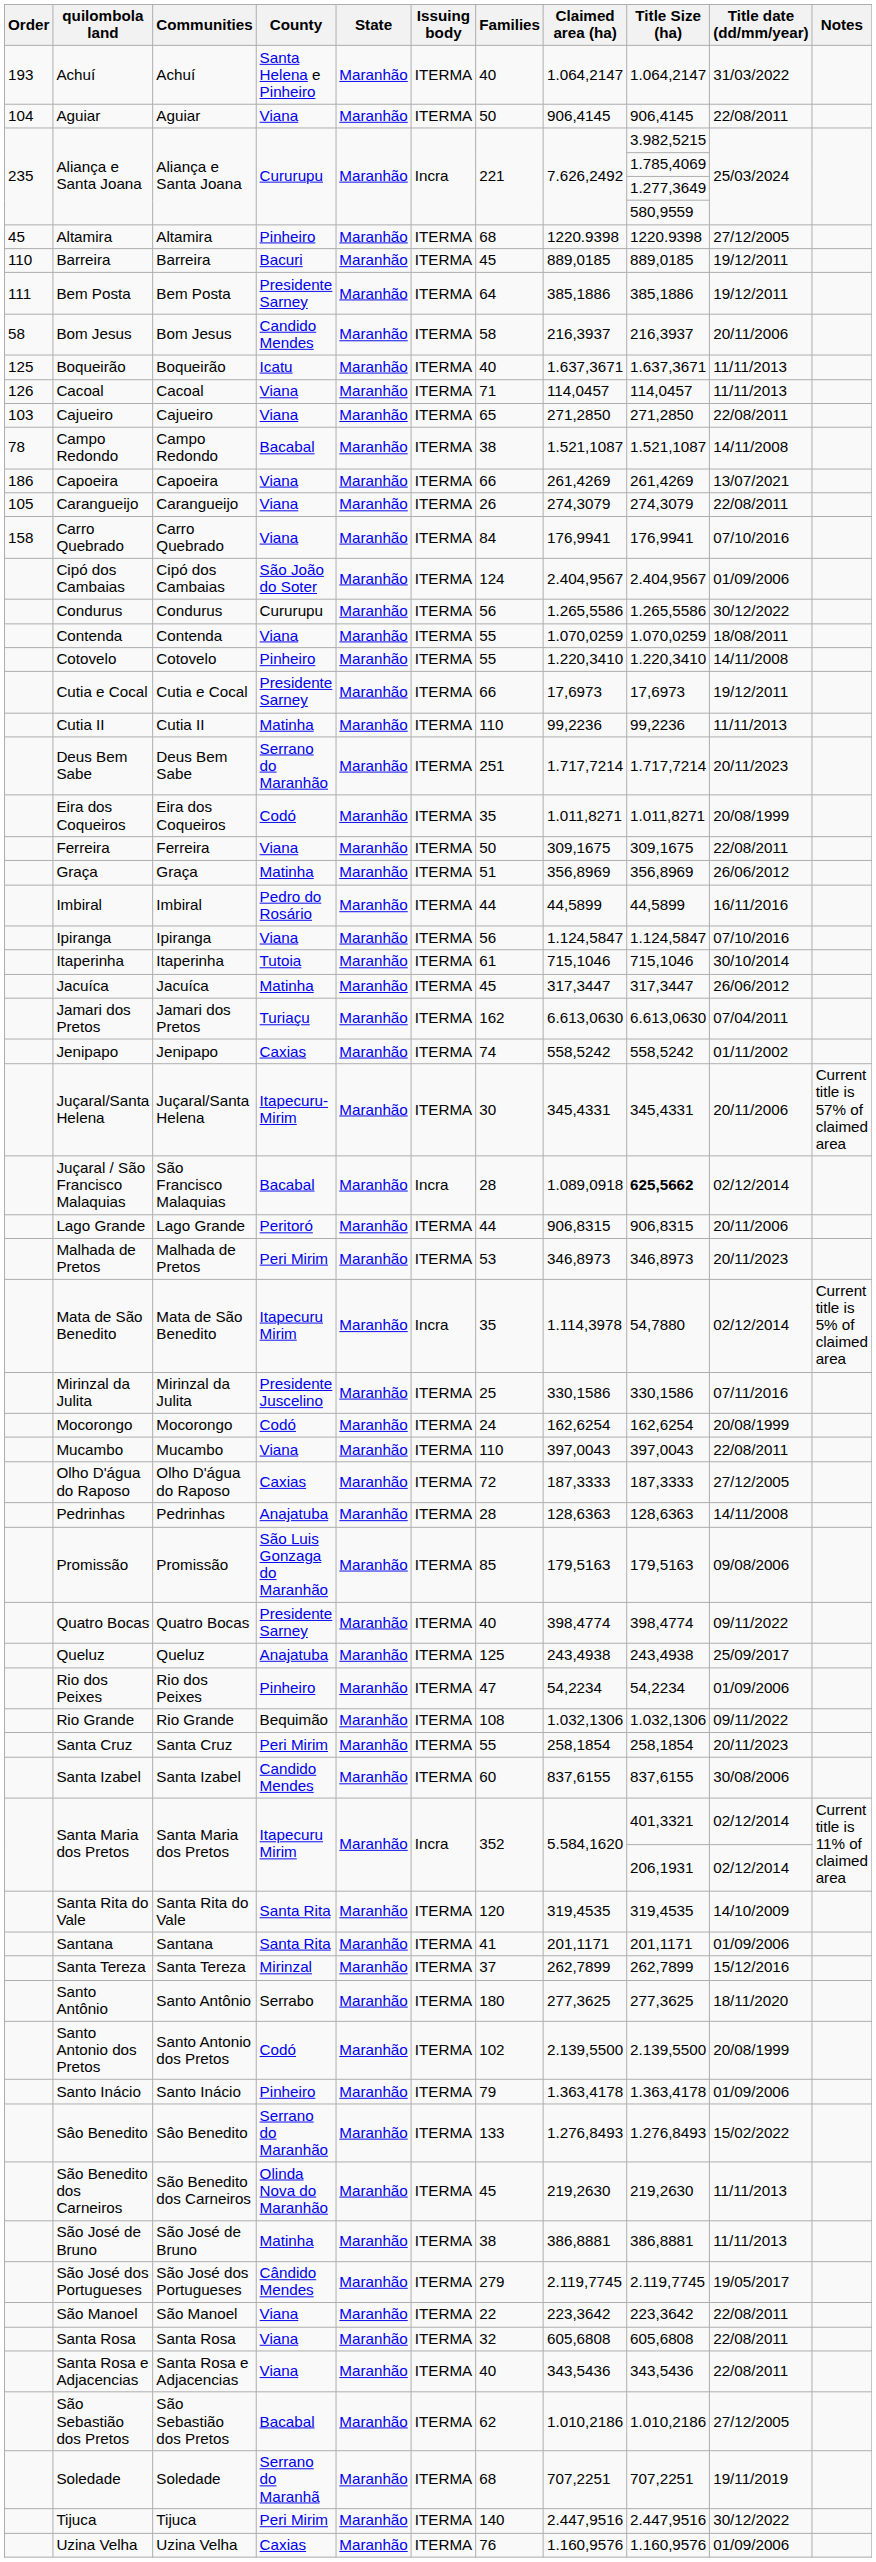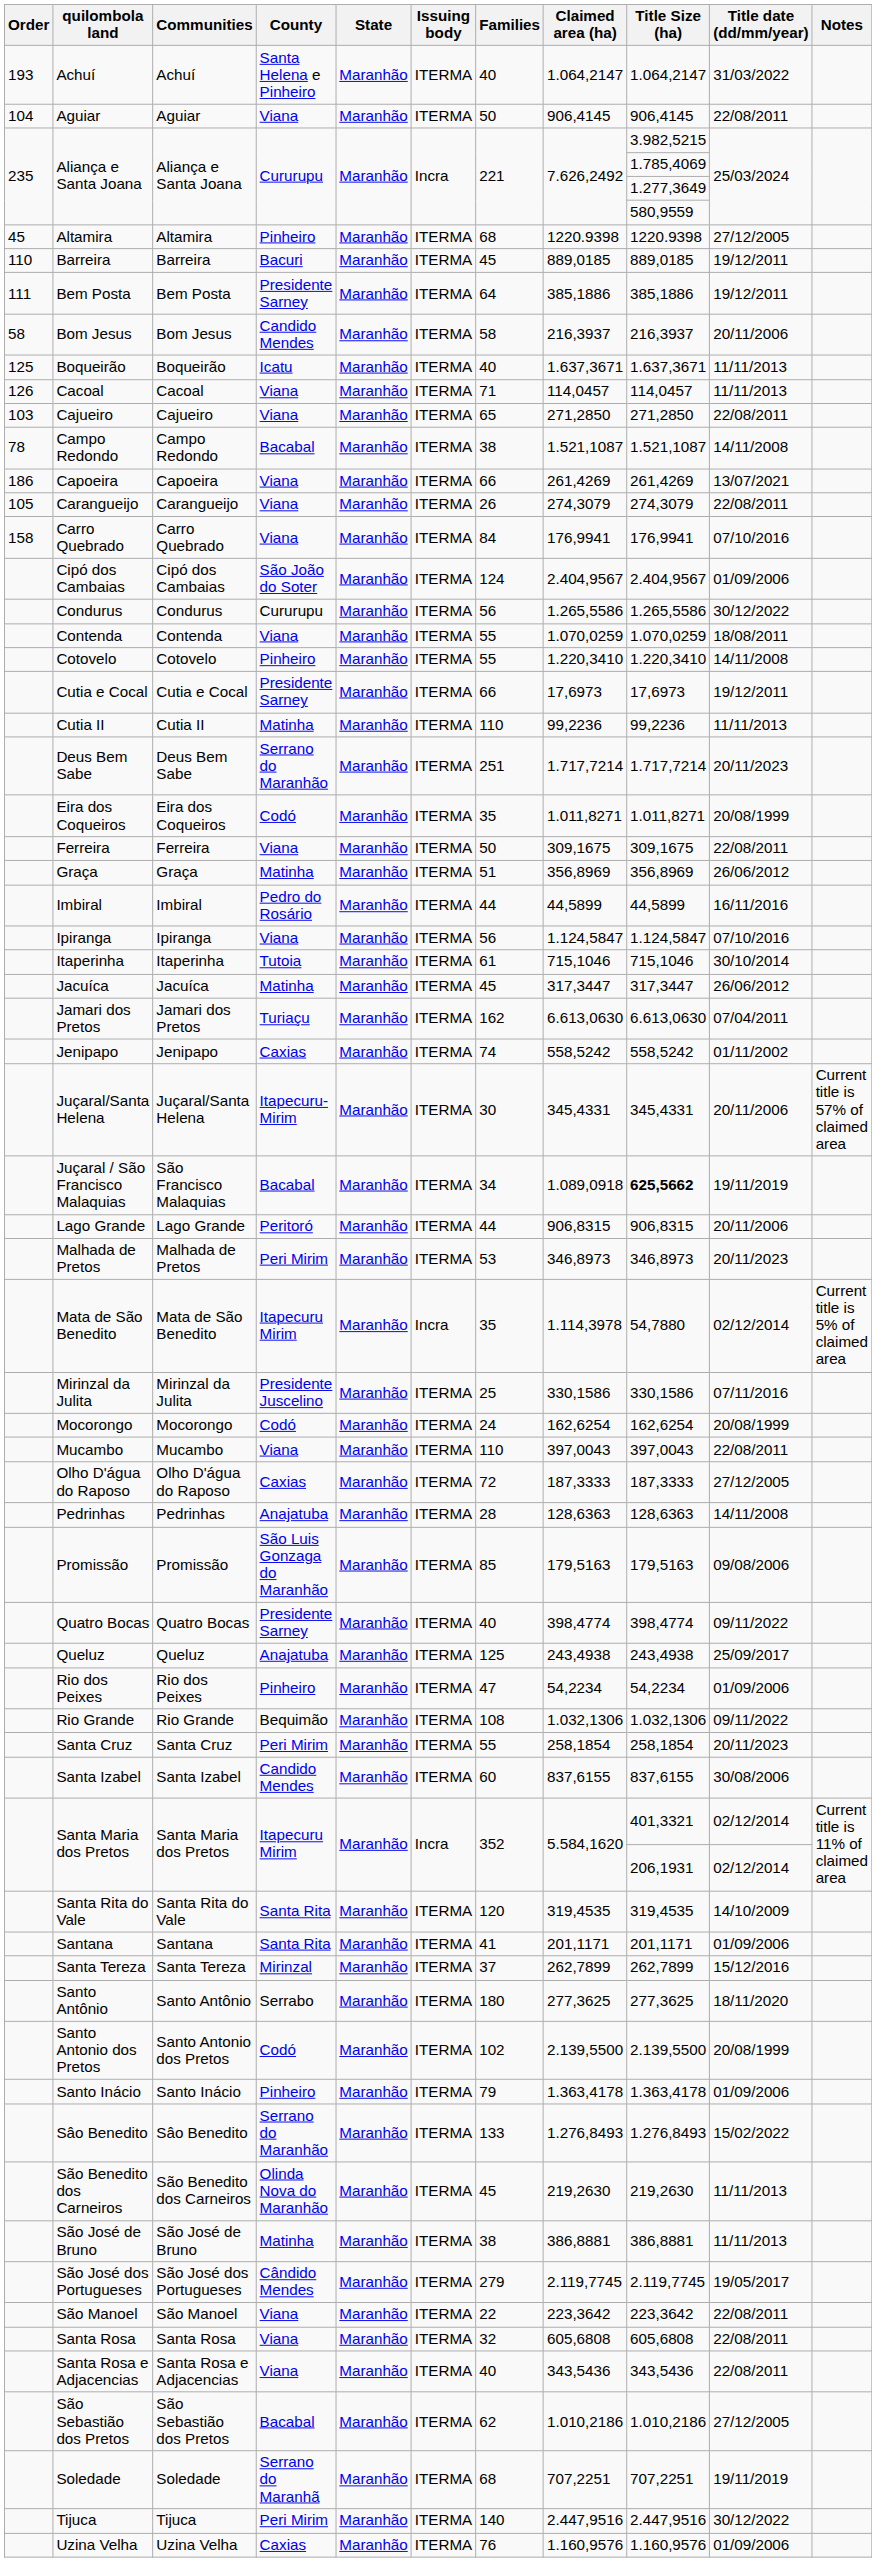(432, 1185) Incra -> (443, 1185) ITERMA
(488, 1185) 28 -> (488, 1185) 34
(751, 1185) 02/12/2014 -> (751, 1185) 19/11/2019
